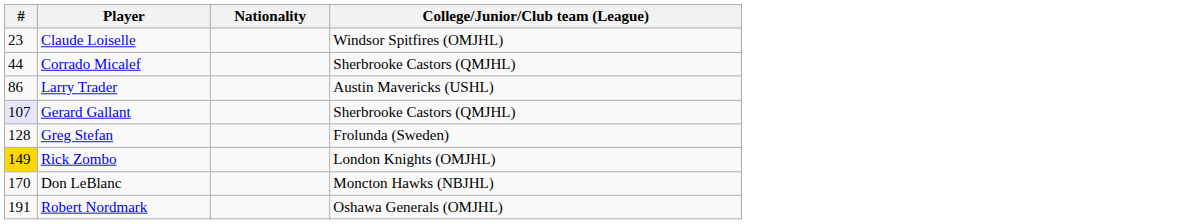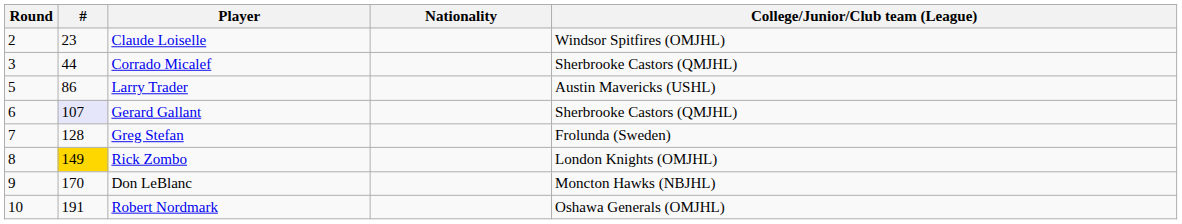+ column: (31, 16)
